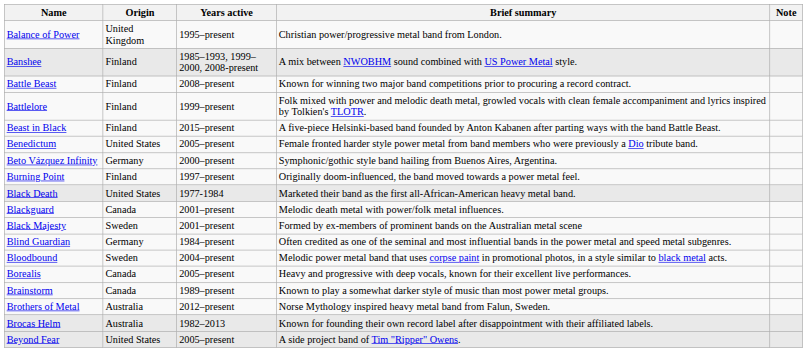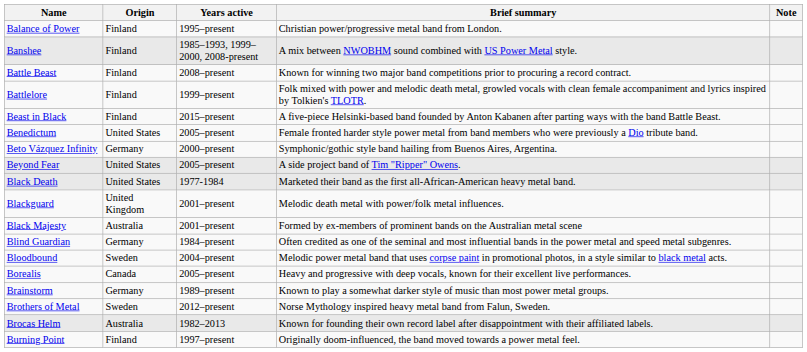(125, 34) United Kingdom -> (121, 28) Finland
rows swapped: (33, 339) <-> (36, 177)
(121, 209) Canada -> (125, 203) United Kingdom
(122, 225) Sweden -> (124, 225) Australia
(121, 290) Canada -> (125, 290) Germany
(124, 307) Australia -> (122, 307) Sweden
